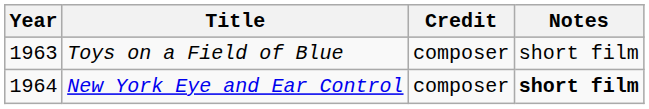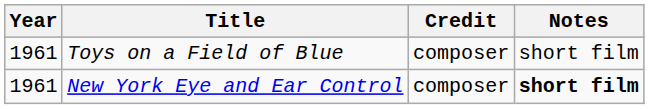(34, 54) 1963 -> (34, 54) 1961
(34, 86) 1964 -> (34, 86) 1961
